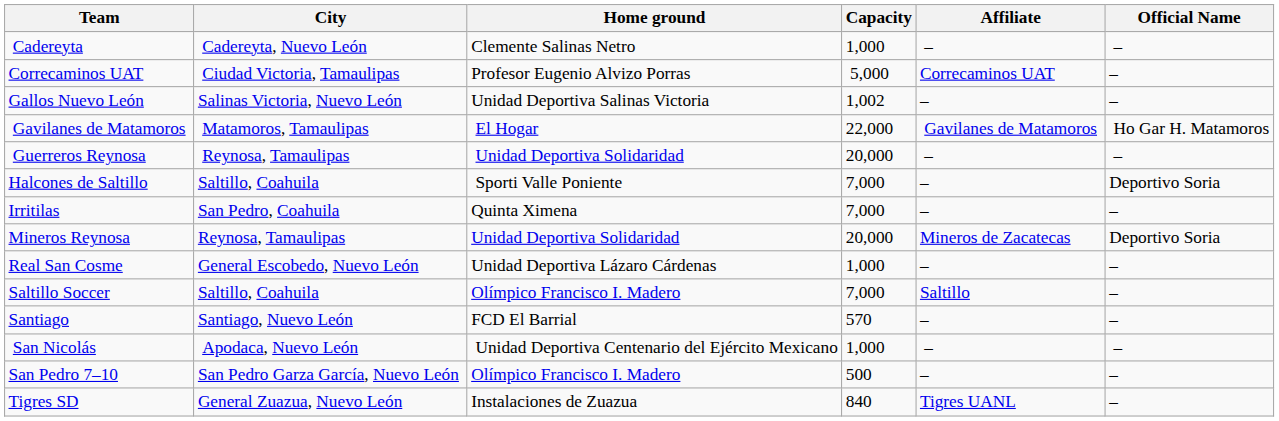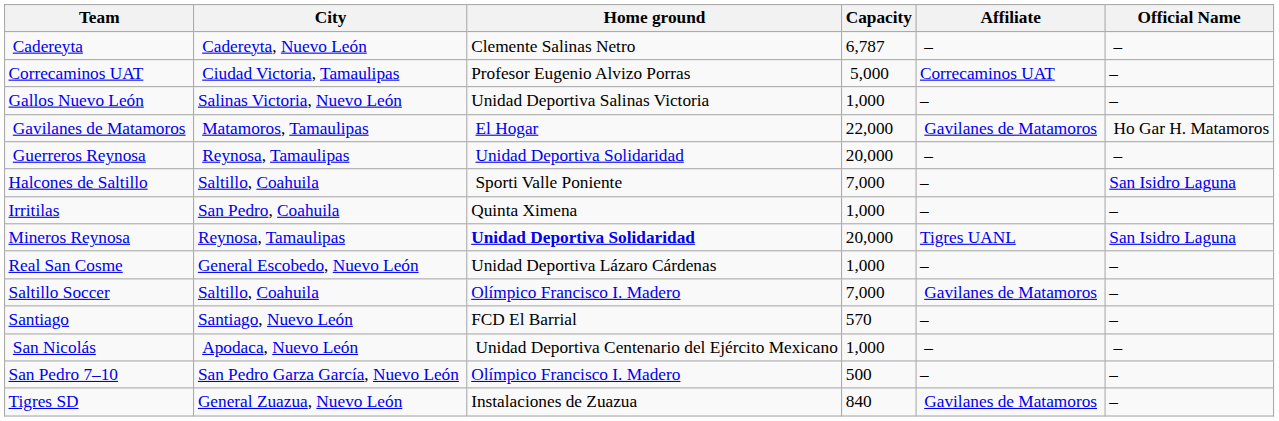(865, 45) 1,000 -> (865, 45) 6,787
(865, 100) 1,002 -> (865, 100) 1,000
(1165, 182) Deportivo Soria -> (1173, 182) San Isidro Laguna
(865, 210) 7,000 -> (865, 210) 1,000
(575, 237) normal -> (583, 237) bold
(995, 237) Mineros de Zacatecas -> (968, 237) Tigres UANL
(1165, 237) Deportivo Soria -> (1173, 237) San Isidro Laguna
(945, 292) Saltillo -> (1011, 292) Gavilanes de Matamoros
(968, 401) Tigres UANL -> (1011, 401) Gavilanes de Matamoros
